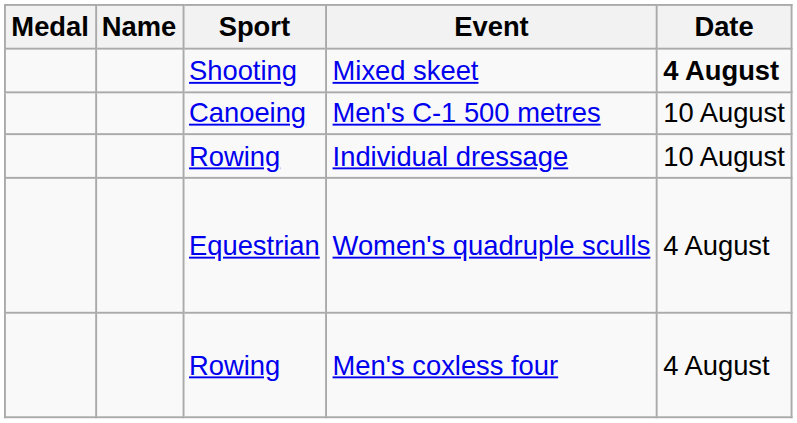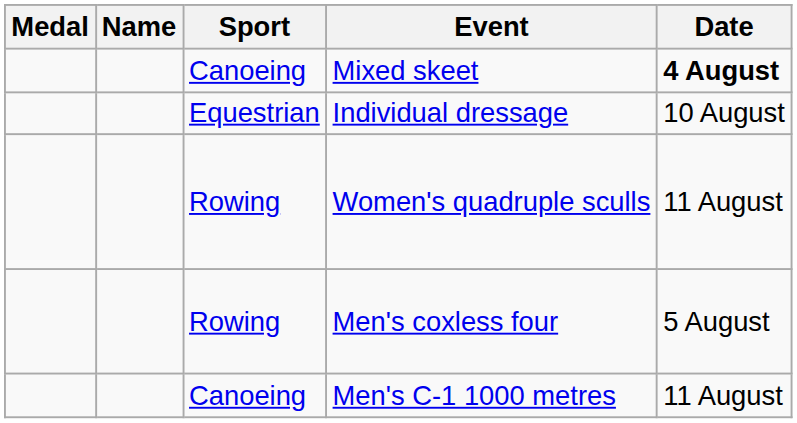(243, 70) Shooting -> (248, 70) Canoeing
- row: (467, 113)
(235, 157) Rowing -> (254, 113) Equestrian
(254, 245) Equestrian -> (235, 202) Rowing
(716, 245) 4 August -> (723, 202) 11 August
(716, 365) 4 August -> (716, 321) 5 August
+ row: (474, 395)
